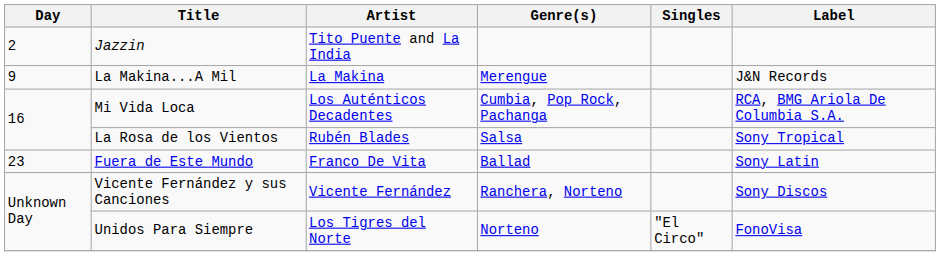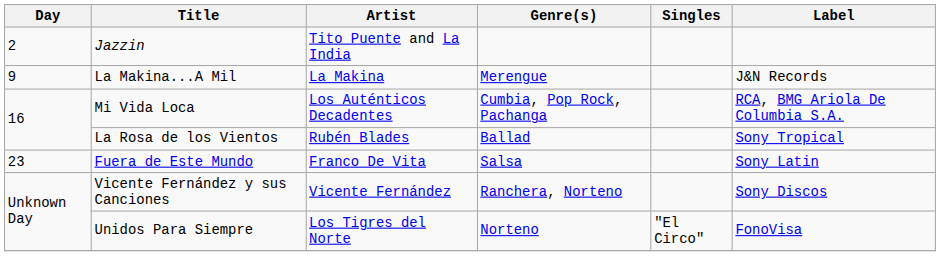(501, 139) Salsa -> (505, 139) Ballad
(505, 161) Ballad -> (501, 161) Salsa
